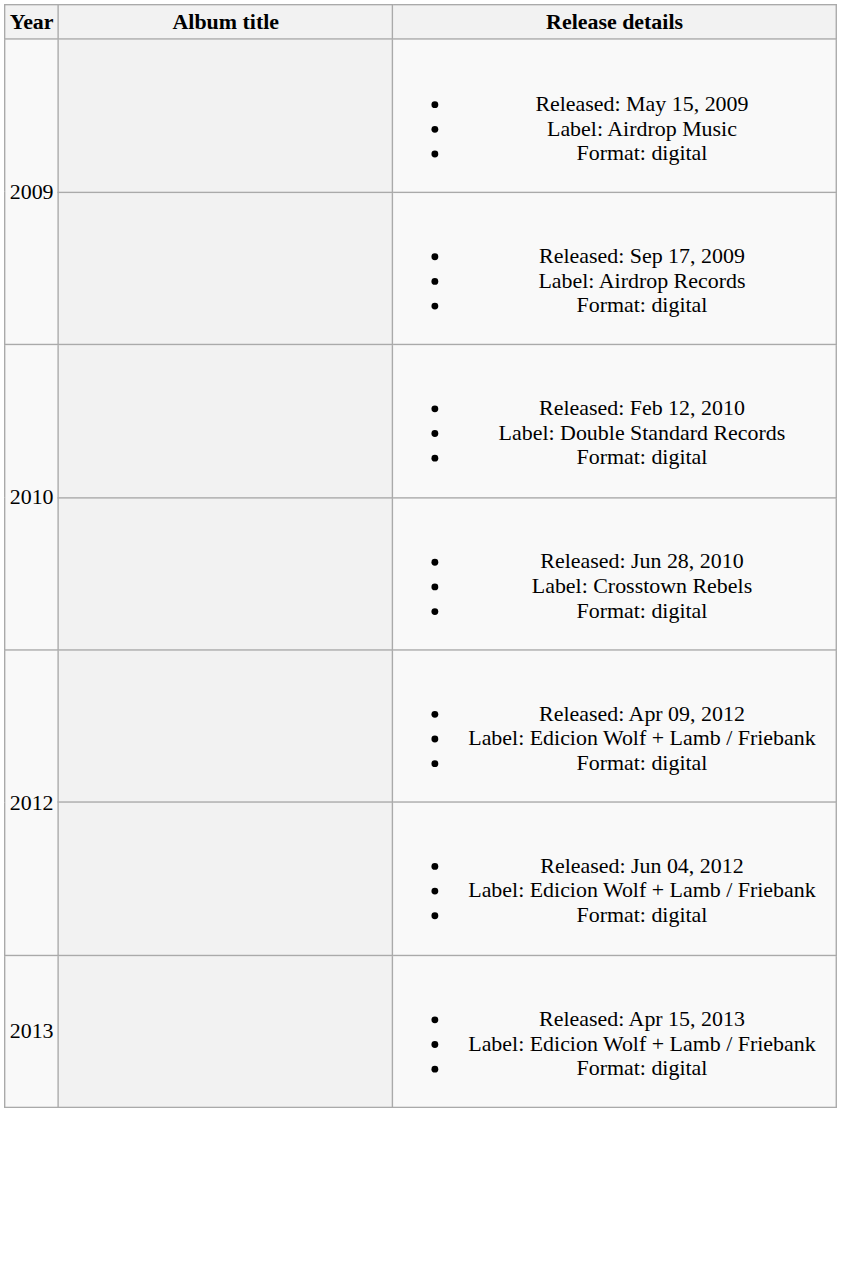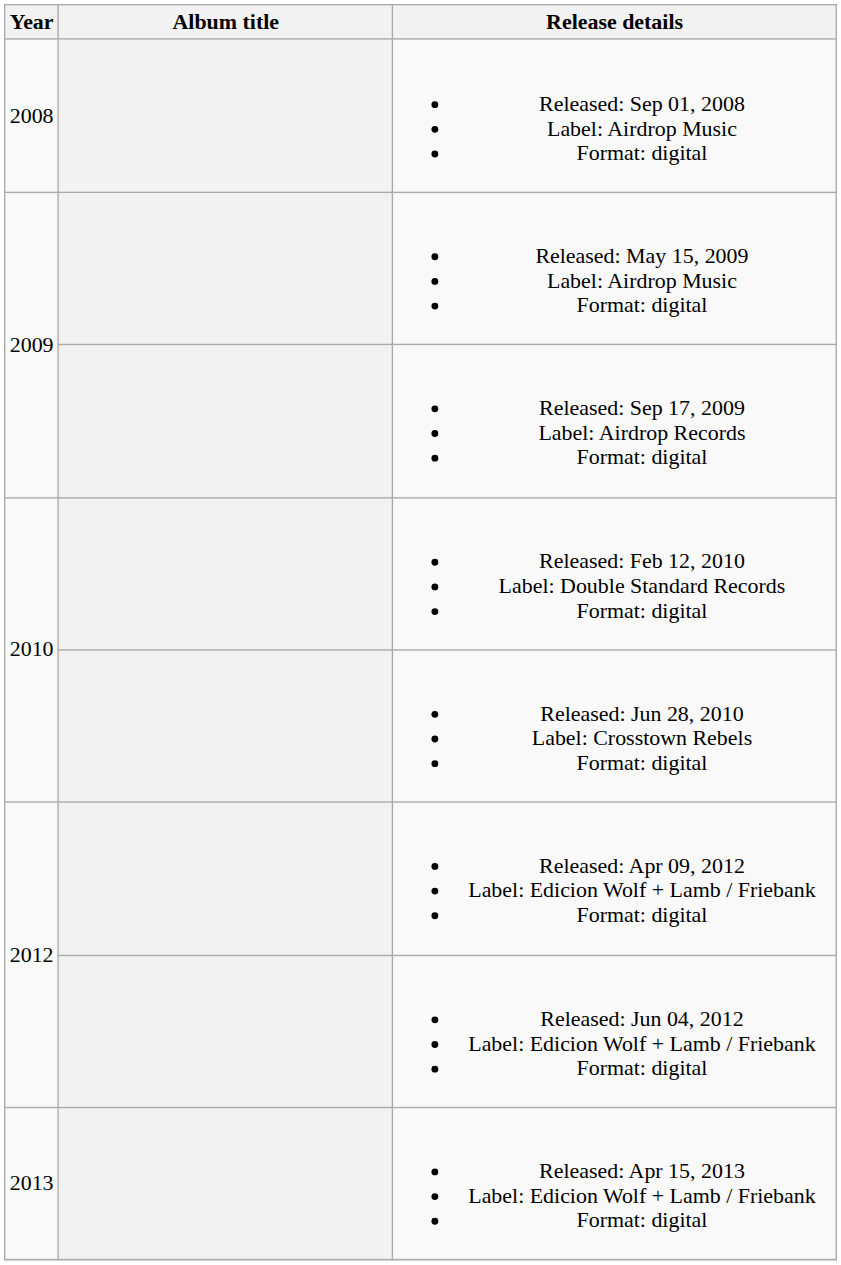+ row: (615, 128)
